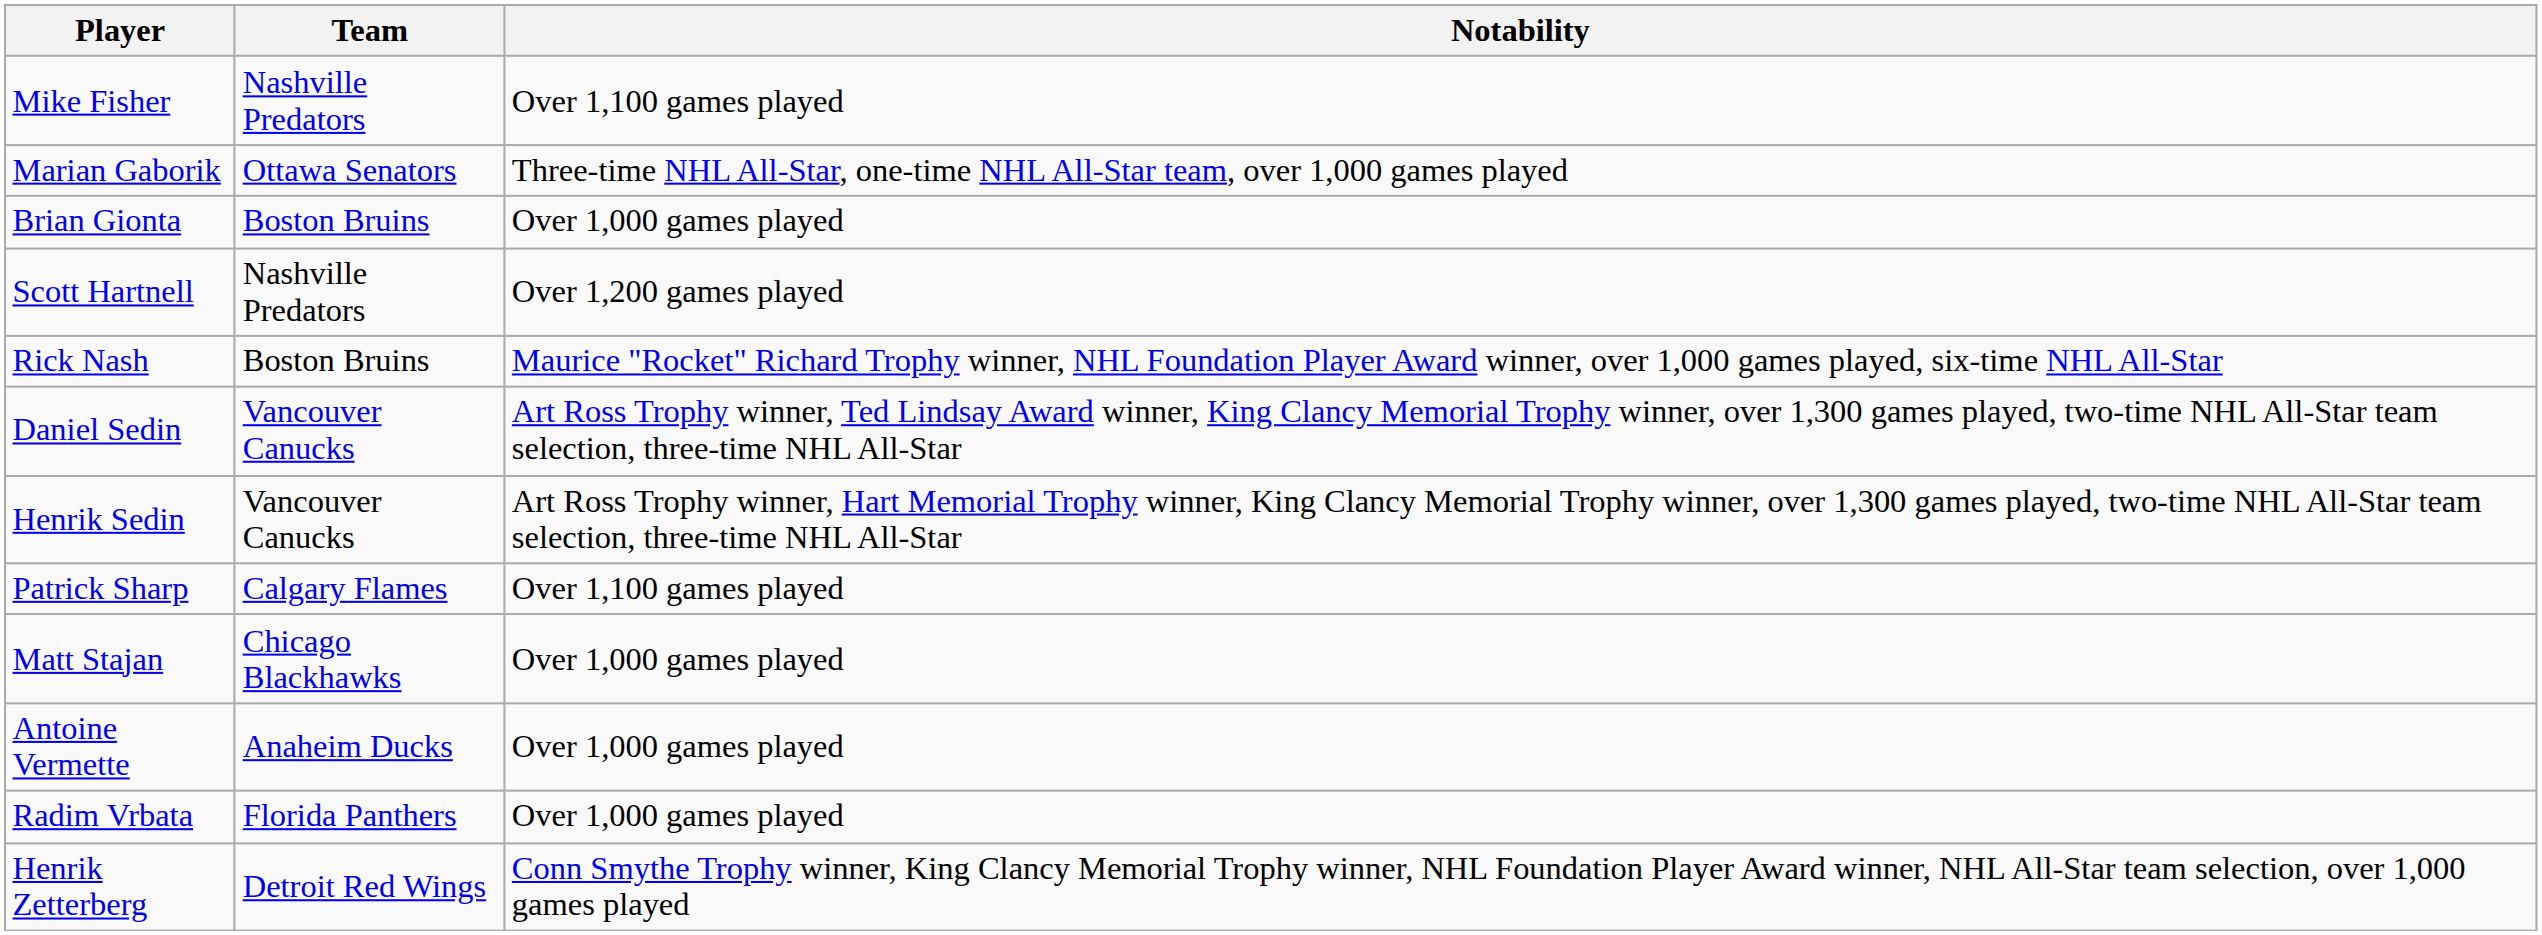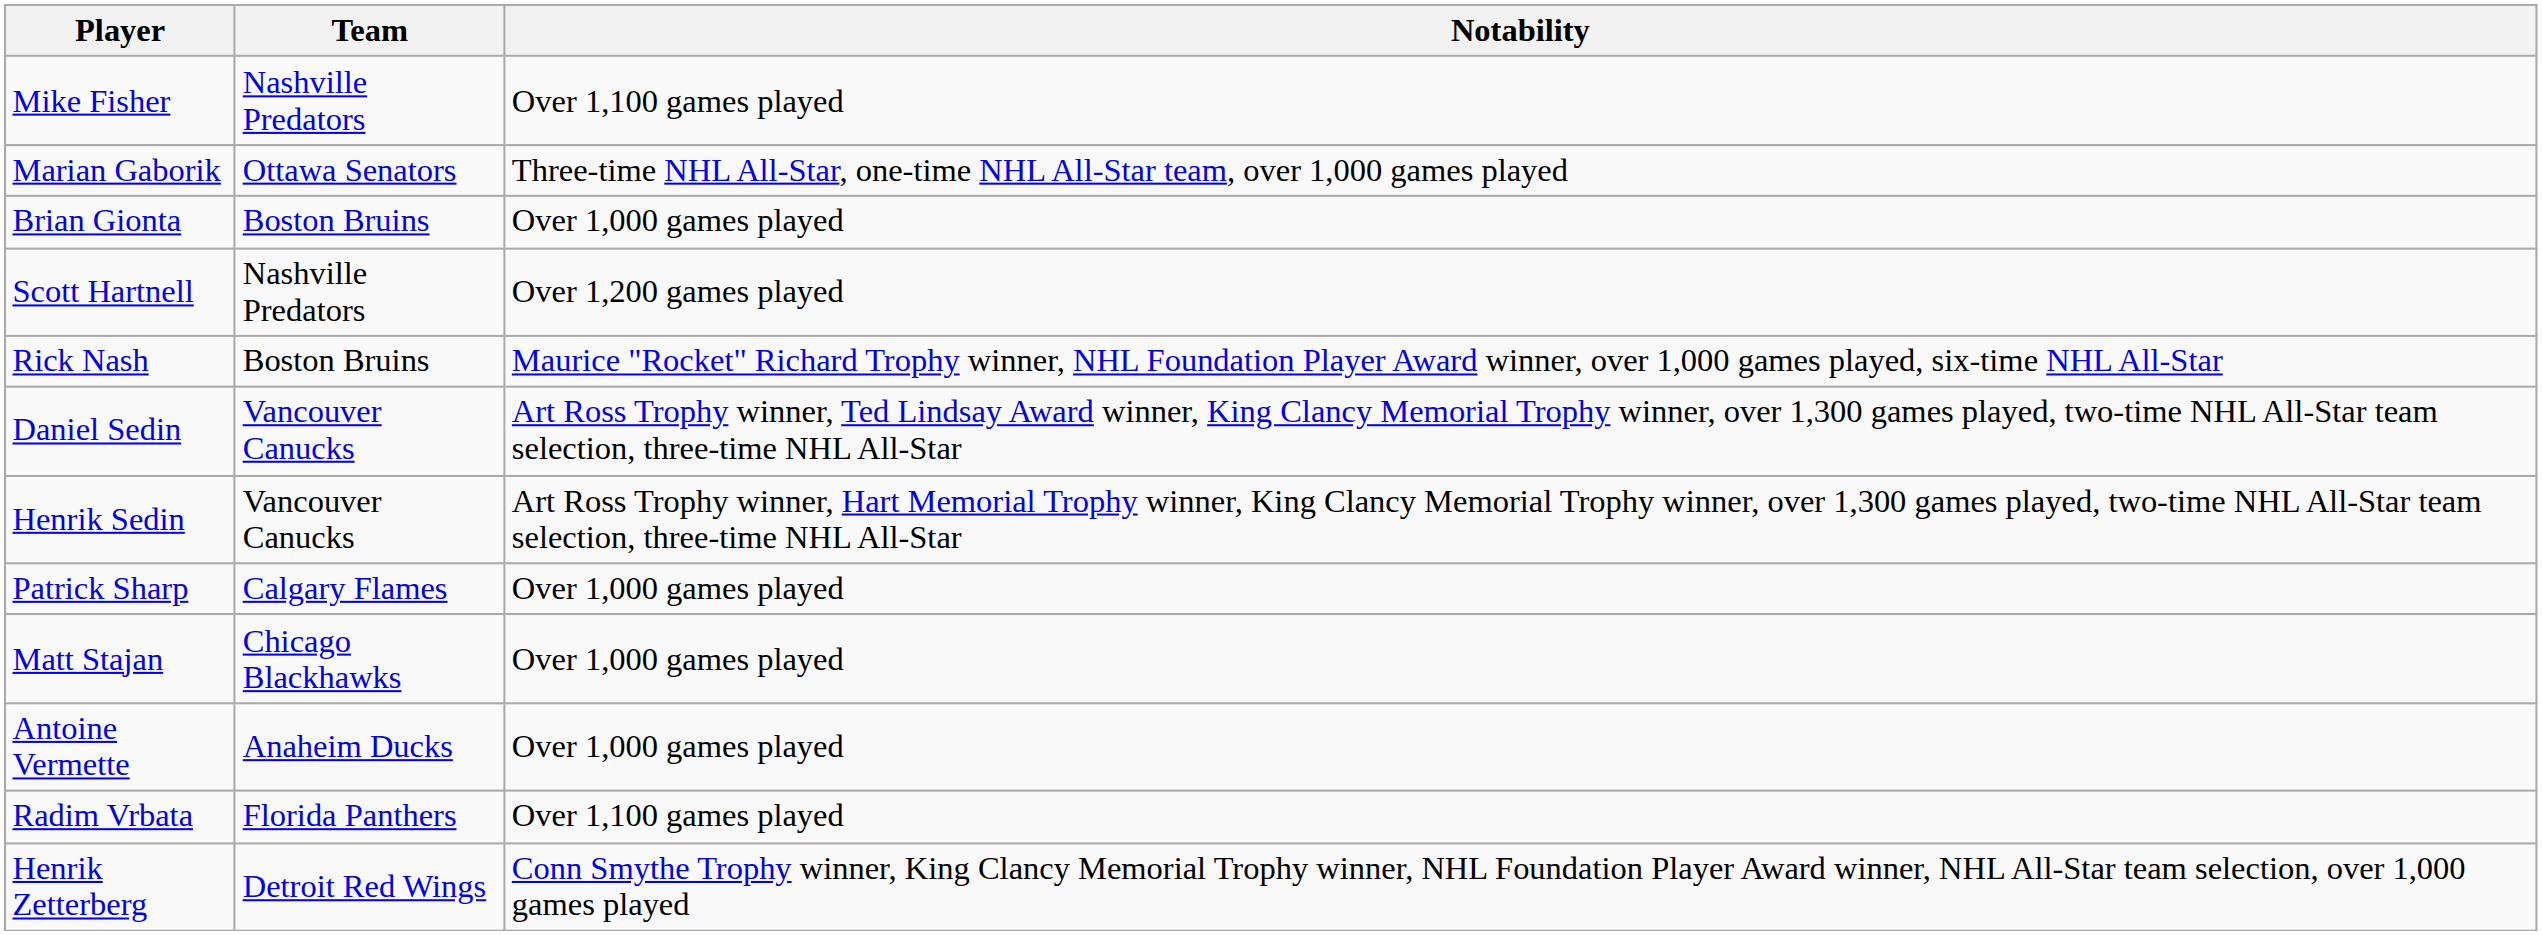(678, 588) Over 1,100 games played -> (678, 588) Over 1,000 games played
(678, 816) Over 1,000 games played -> (678, 816) Over 1,100 games played
